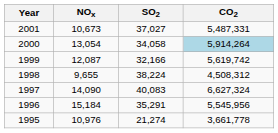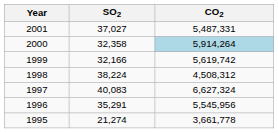- column: (86, 13)
(151, 44) 34,058 -> (112, 44) 32,358
